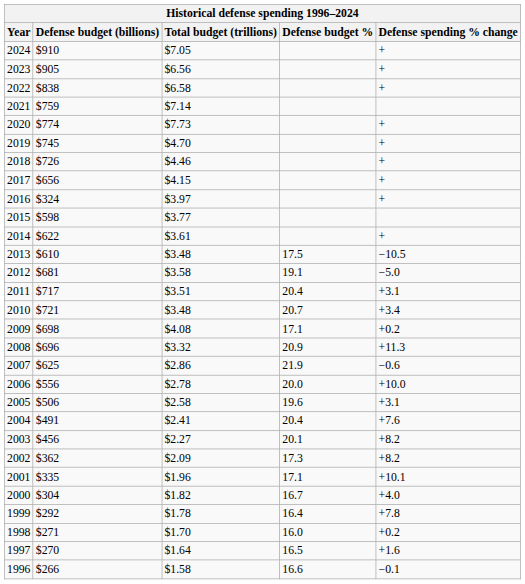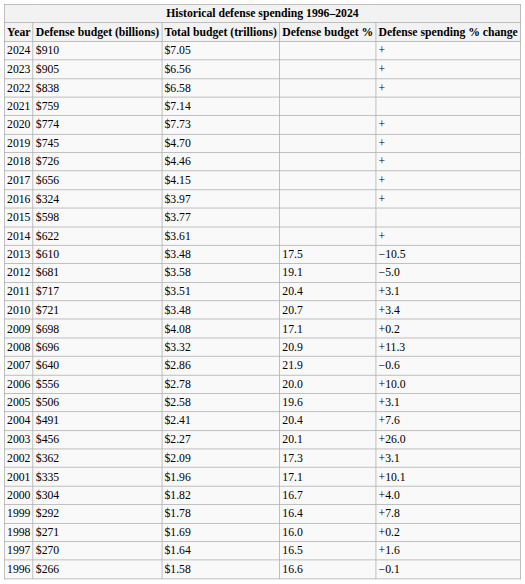(47, 365) $625 -> (47, 365) $640
(389, 439) +8.2 -> (392, 439) +26.0
(389, 458) +8.2 -> (389, 458) +3.1
(178, 532) $1.70 -> (178, 532) $1.69
